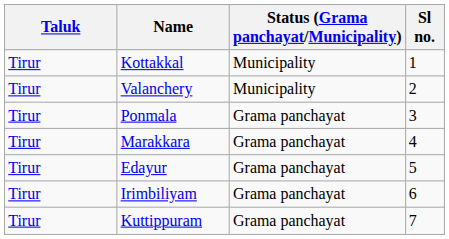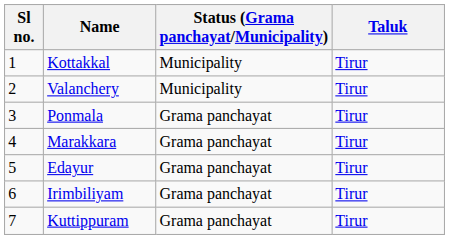columns swapped: (425, 27) <-> (61, 27)
